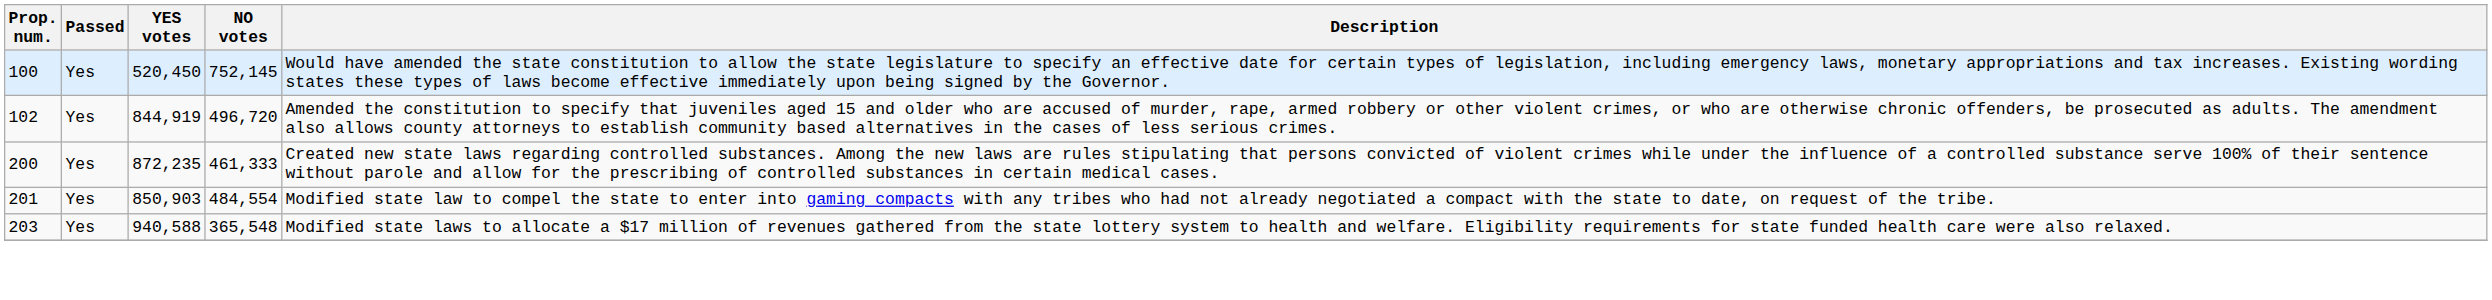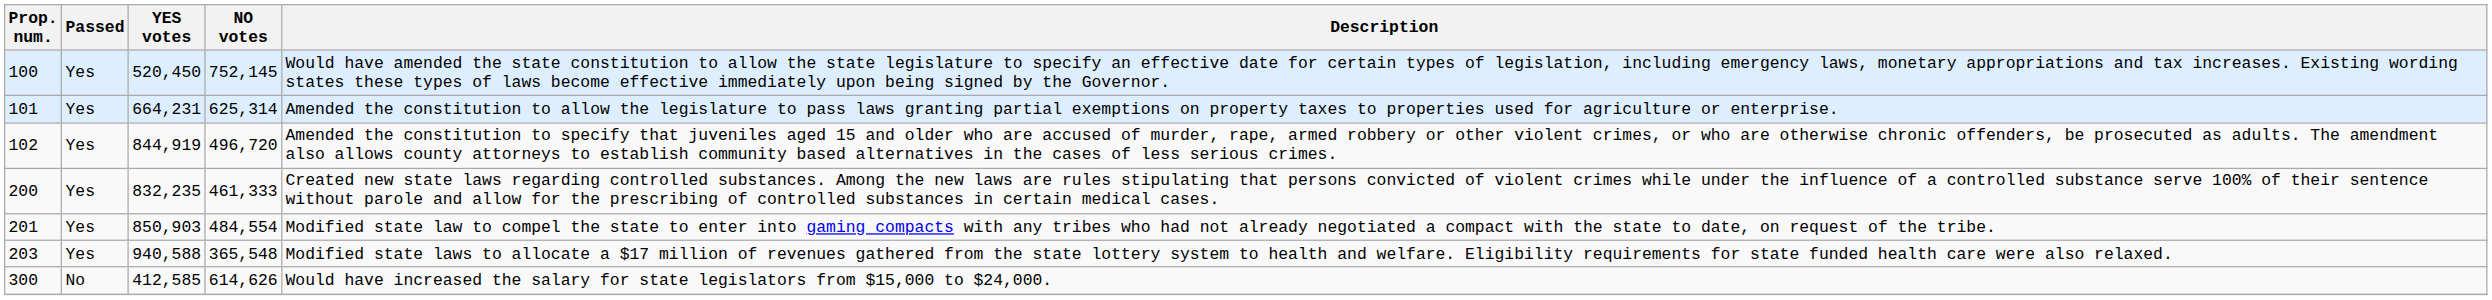+ row: (23, 109)
(167, 164) 872,235 -> (167, 191) 832,235
+ row: (23, 280)
